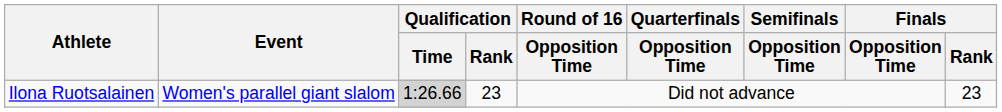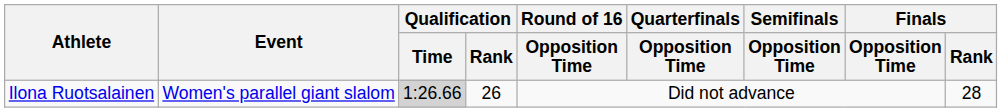(491, 94) 23 -> (491, 94) 26
(971, 94) 23 -> (971, 94) 28
